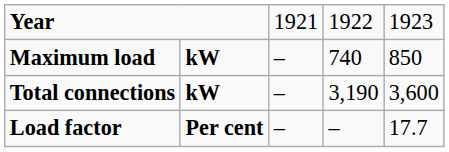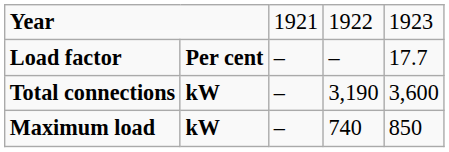rows swapped: (82, 57) <-> (66, 127)
